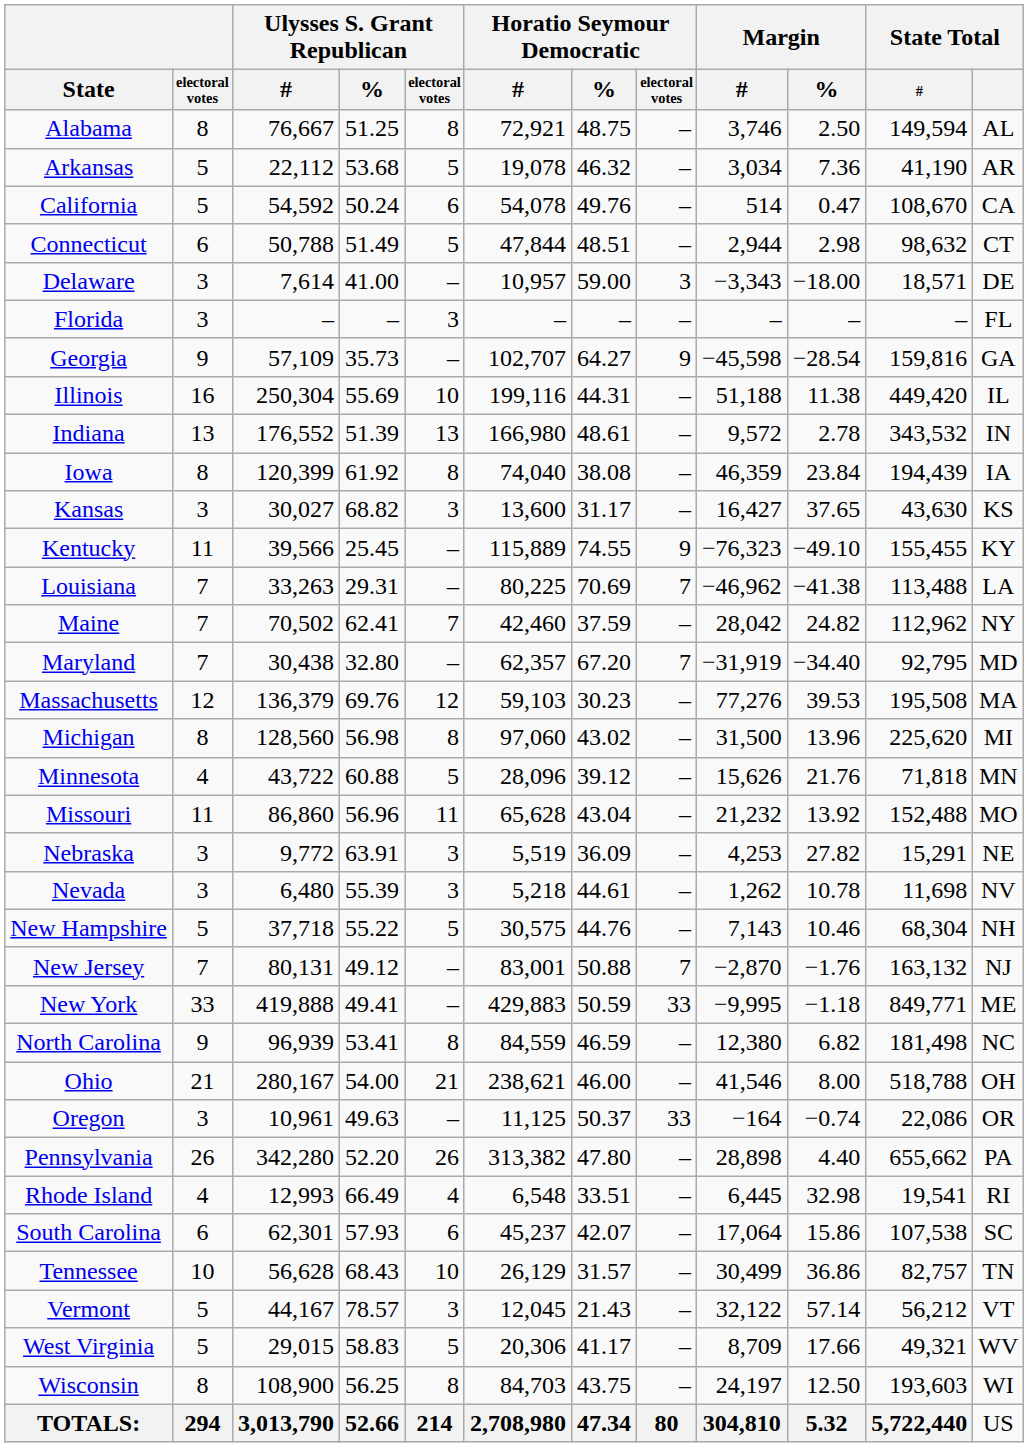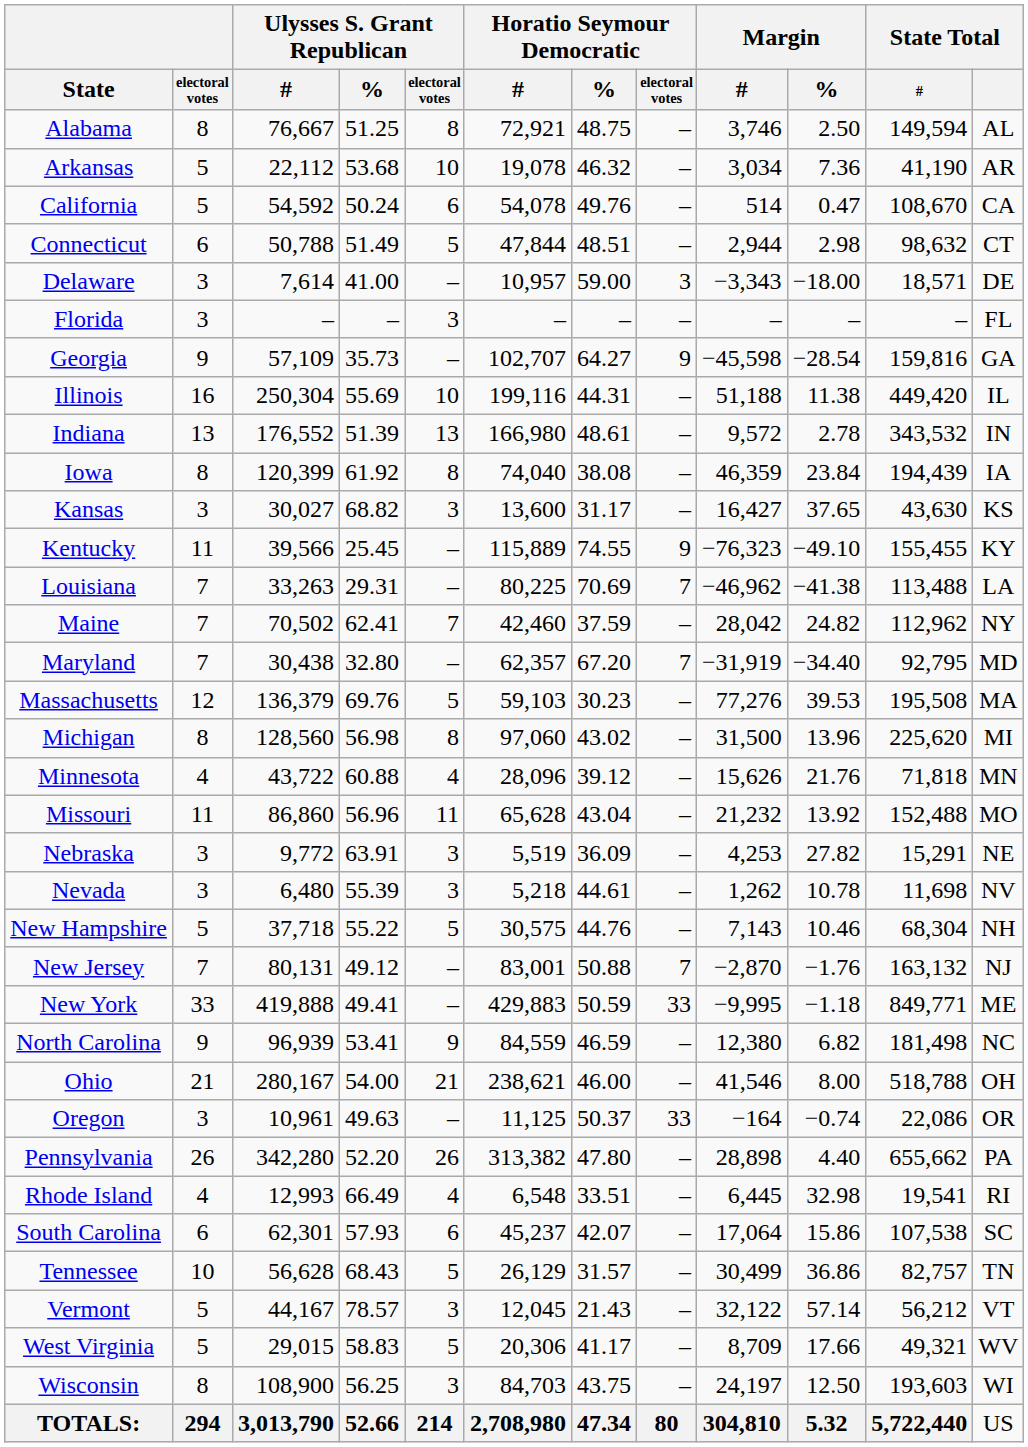(453, 166) 5 -> (447, 166) 10
(447, 699) 12 -> (453, 699) 5
(453, 775) 5 -> (453, 775) 4
(453, 1042) 8 -> (453, 1042) 9
(447, 1270) 10 -> (453, 1270) 5
(453, 1384) 8 -> (453, 1384) 3
